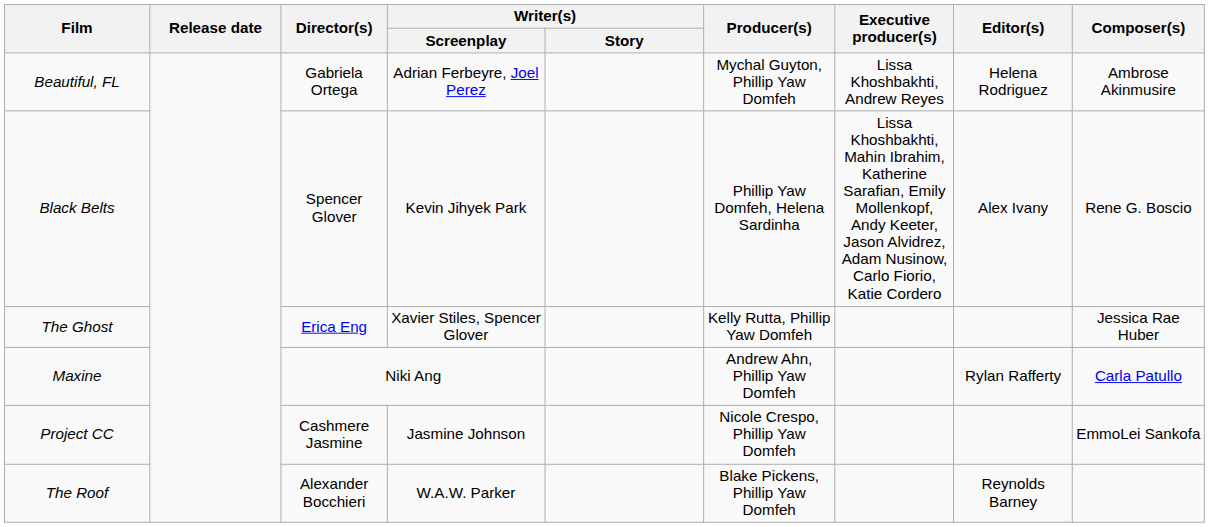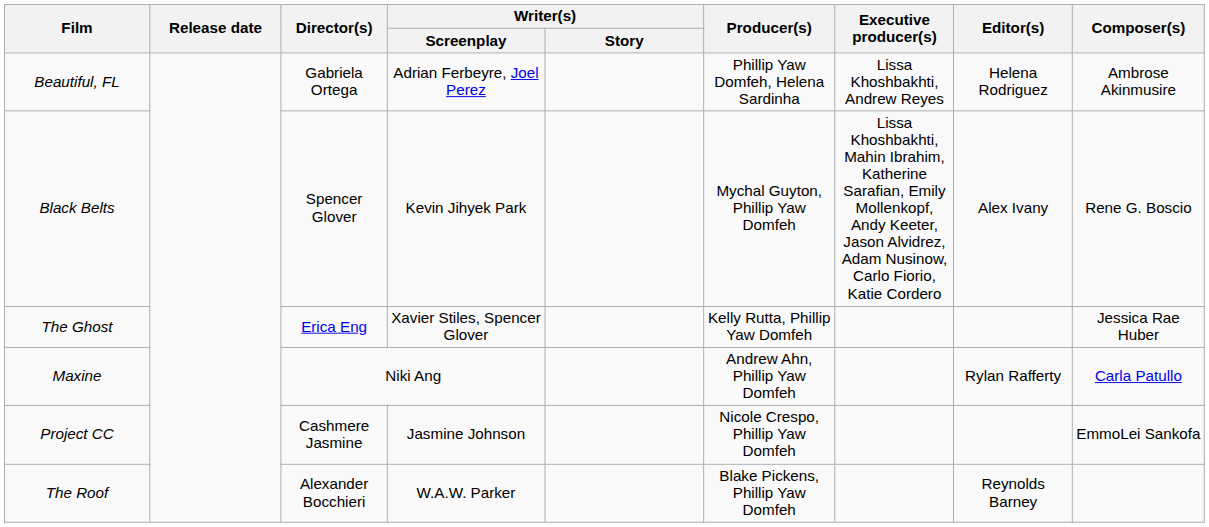(769, 81) Mychal Guyton, Phillip Yaw Domfeh -> (769, 81) Phillip Yaw Domfeh, Helena Sardinha
(769, 208) Phillip Yaw Domfeh, Helena Sardinha -> (769, 208) Mychal Guyton, Phillip Yaw Domfeh
